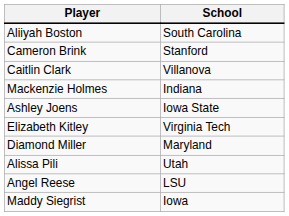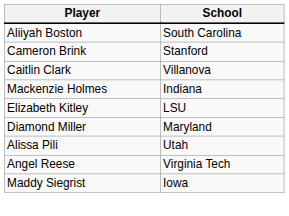- row: (42, 108)
(197, 126) Virginia Tech -> (175, 108) LSU
(175, 183) LSU -> (197, 164) Virginia Tech
